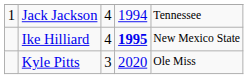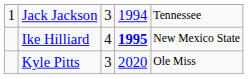(108, 16) 4 -> (108, 16) 3
